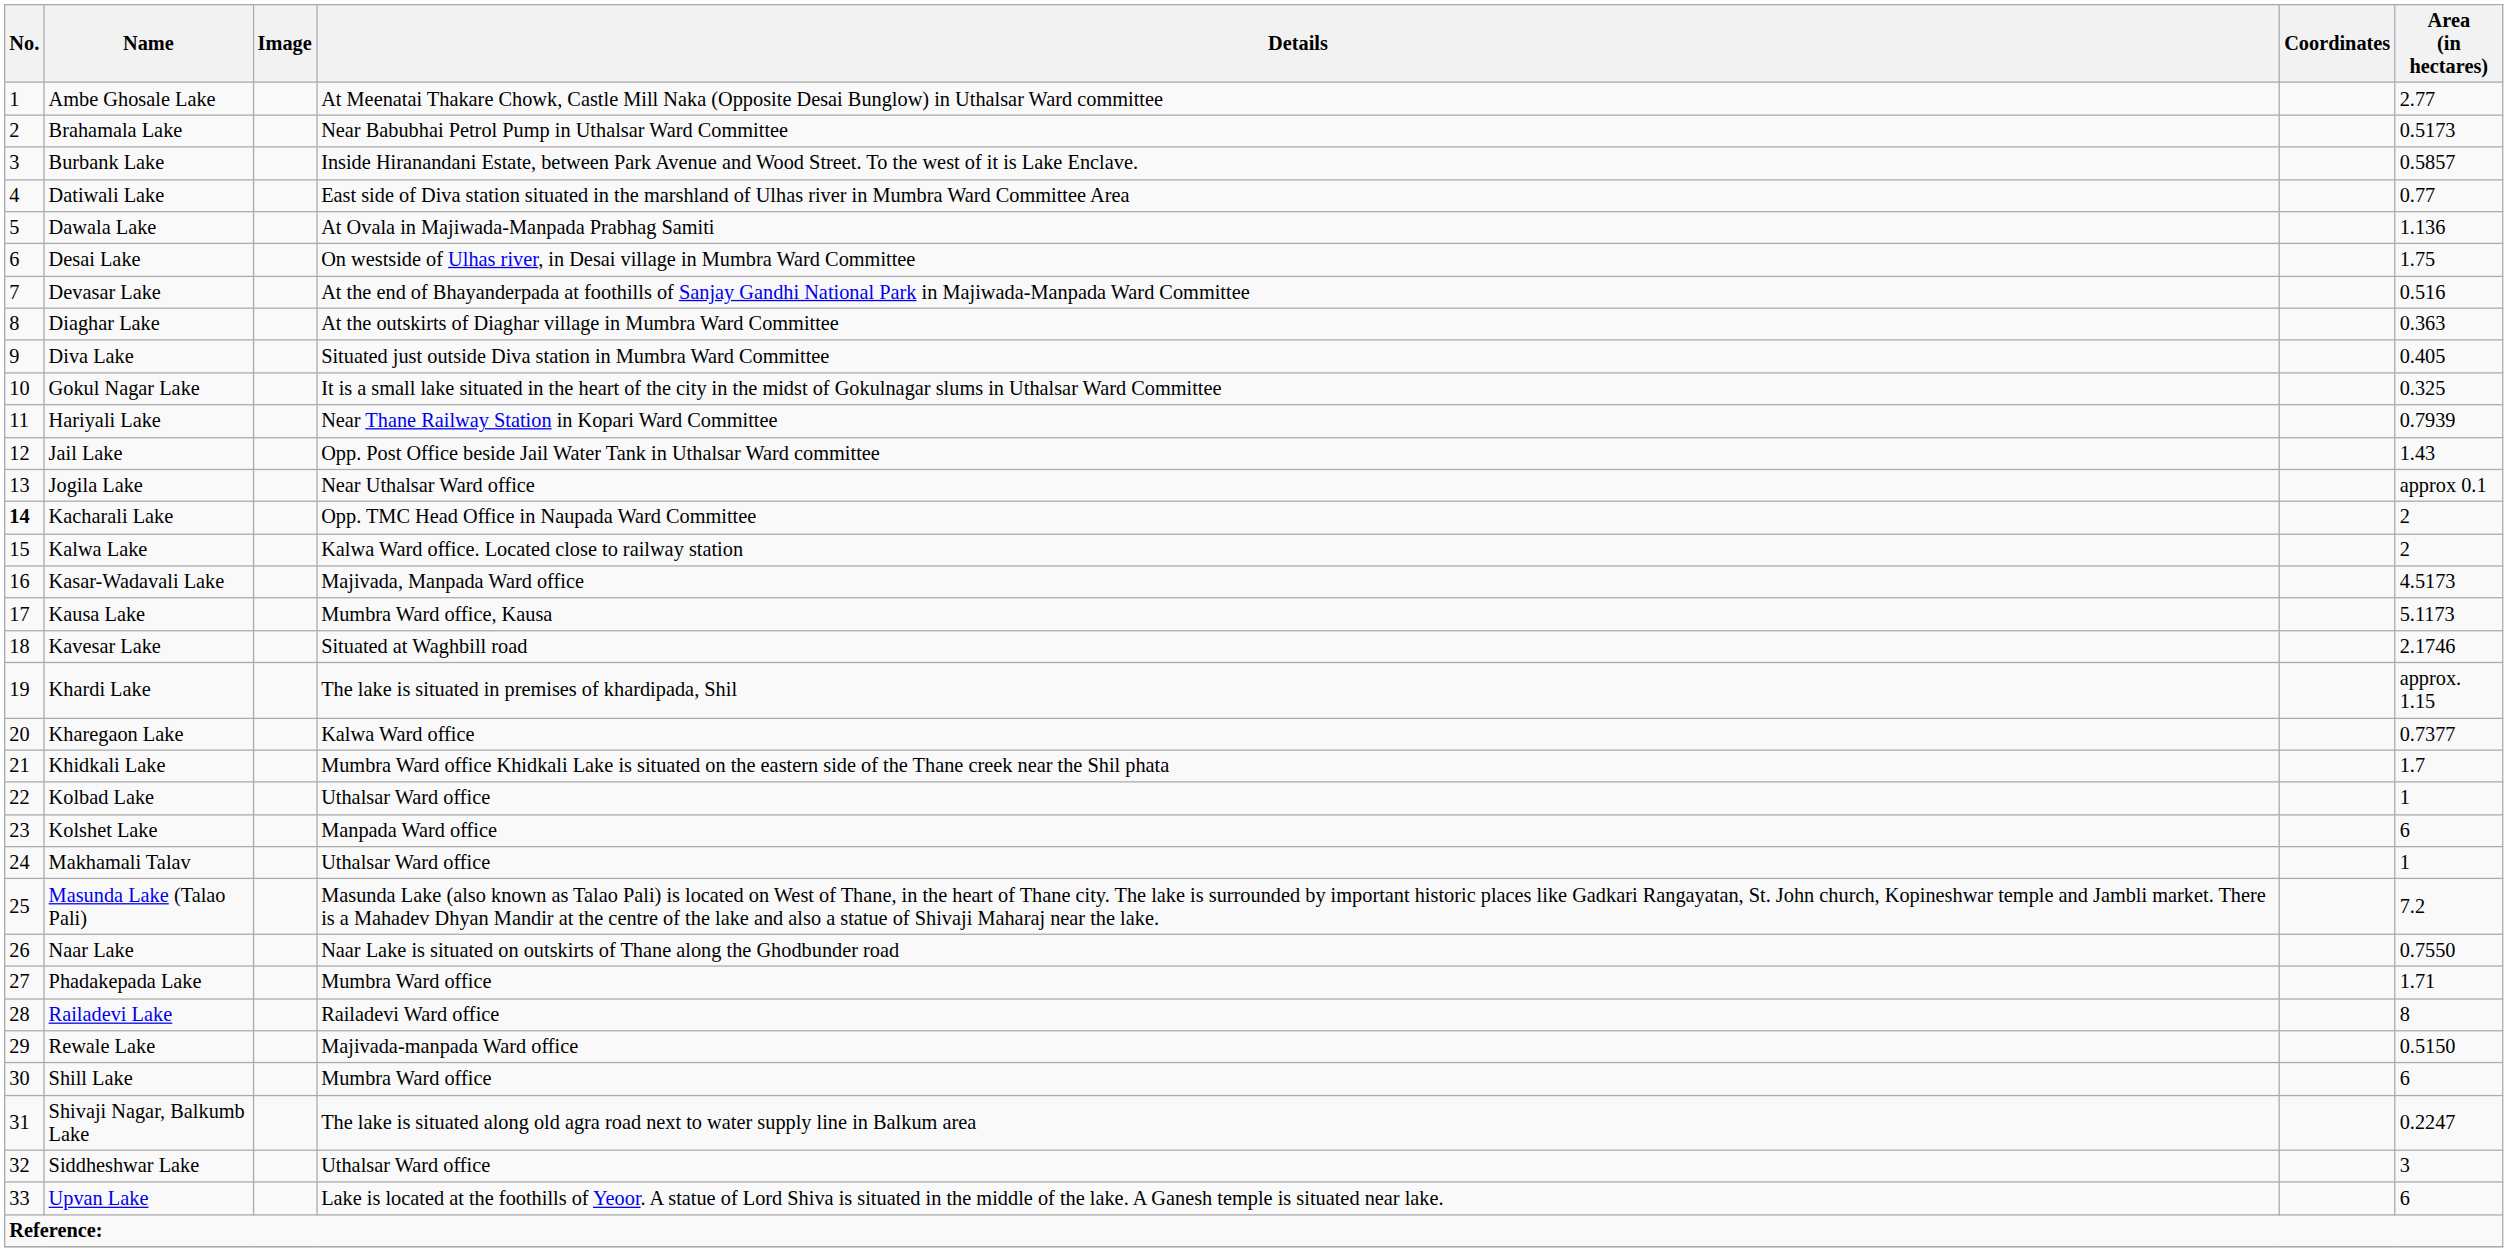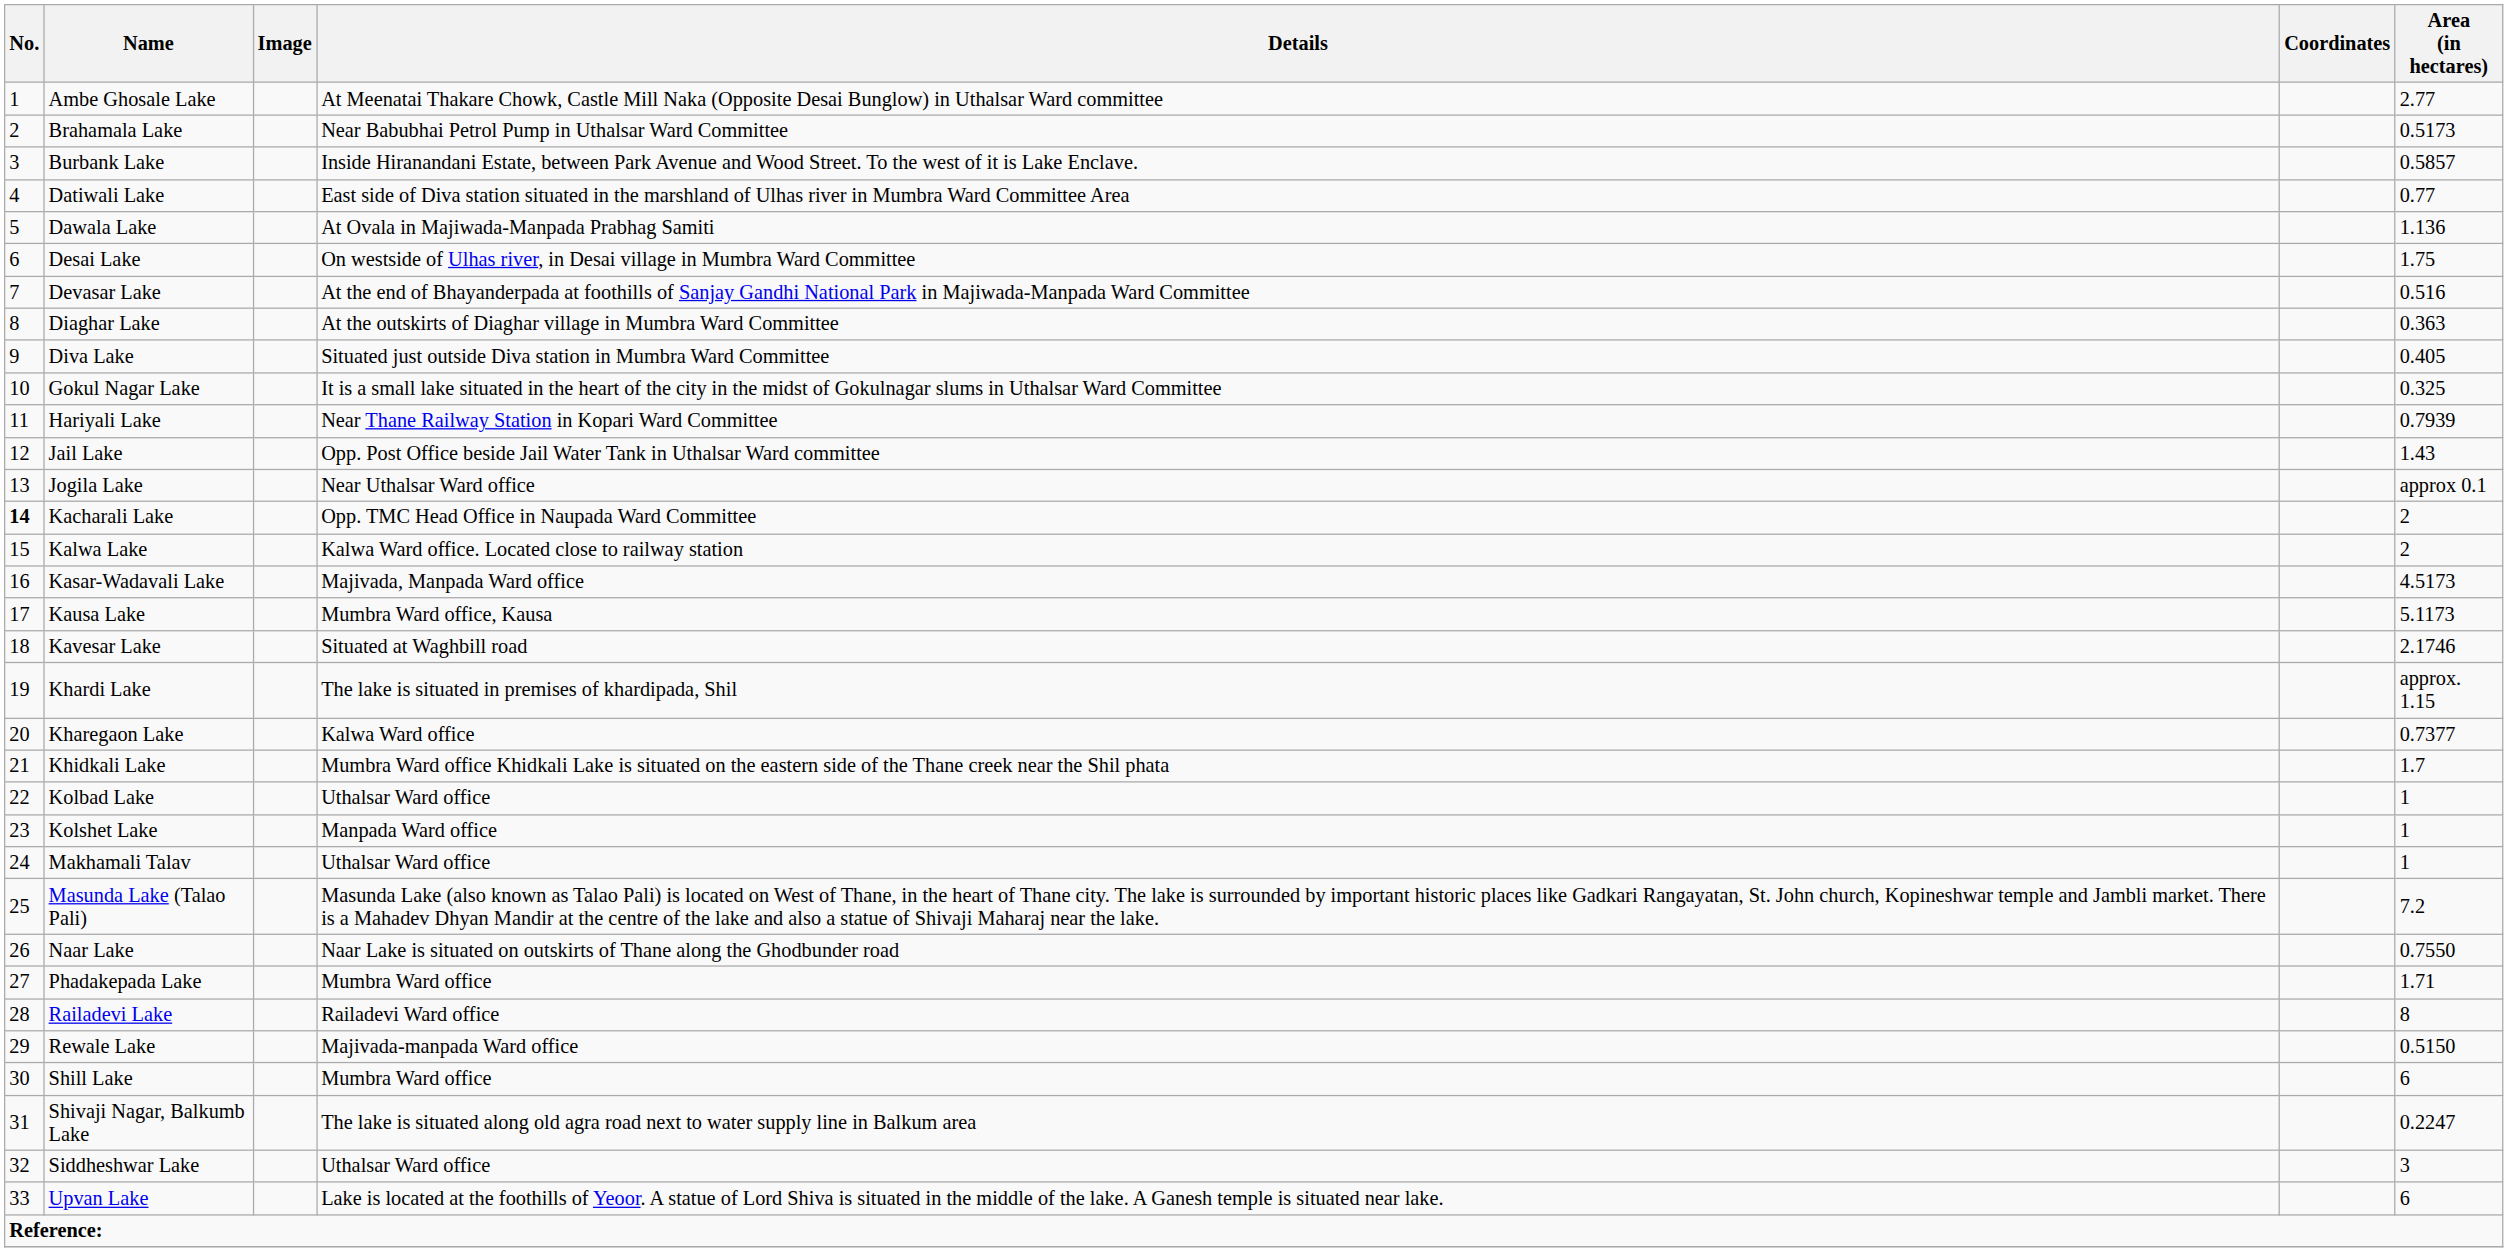(2405, 830) 6 -> (2405, 830) 1
